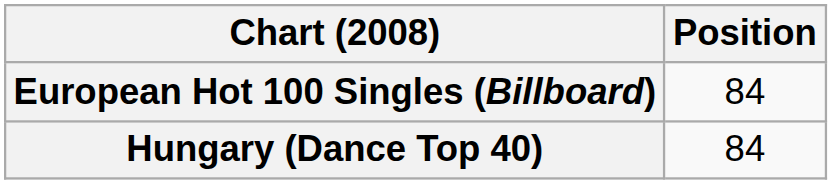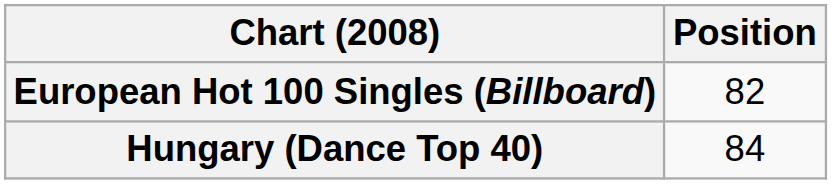(745, 91) 84 -> (745, 91) 82
